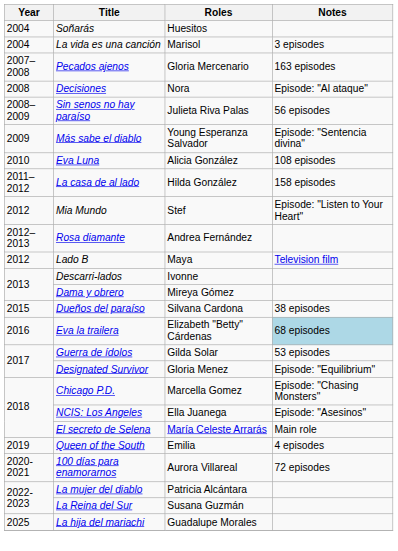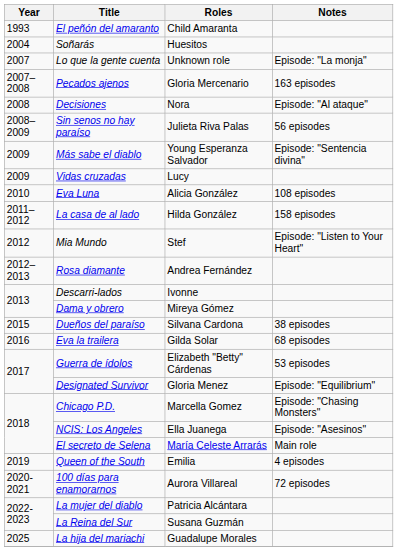+ row: (107, 28)
- row: (108, 45)
+ row: (108, 61)
+ row: (91, 177)
- row: (72, 260)
(205, 331) Elizabeth "Betty" Cárdenas -> (193, 341) Gilda Solar
(302, 331) lightblue background -> (302, 341) no background
(193, 353) Gilda Solar -> (205, 363) Elizabeth "Betty" Cárdenas
